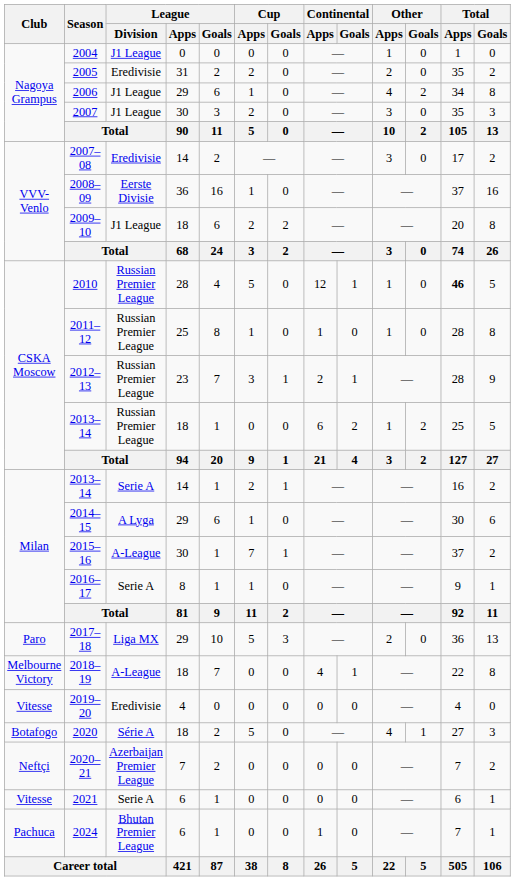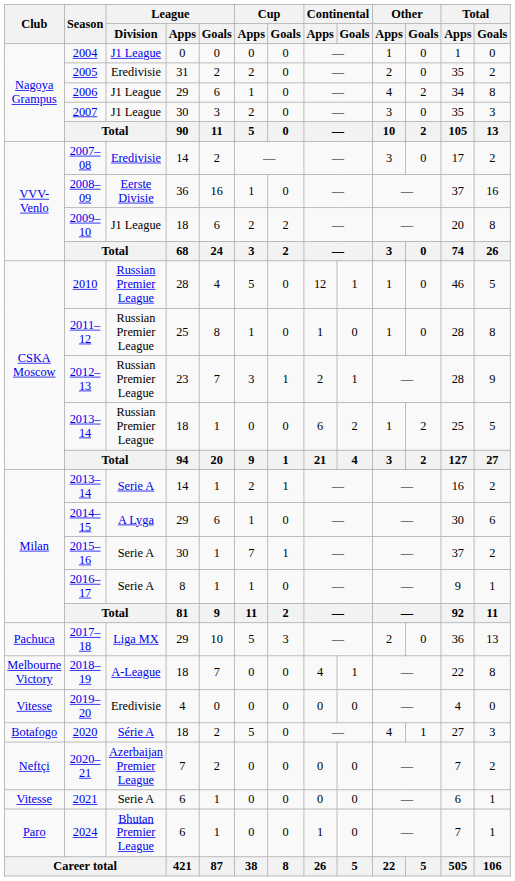(458, 284) bold -> (458, 284) normal
(136, 553) A-League -> (136, 553) Serie A
(34, 639) Paro -> (34, 639) Pachuca
(34, 832) Pachuca -> (34, 832) Paro
